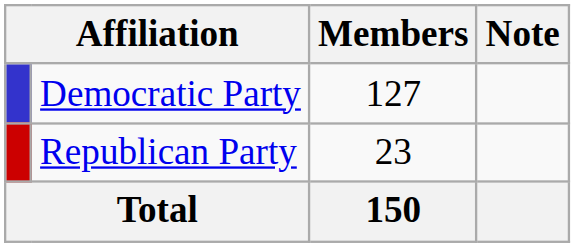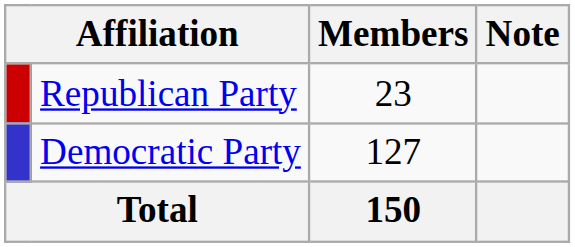rows swapped: (170, 92) <-> (168, 151)
